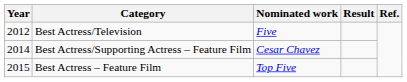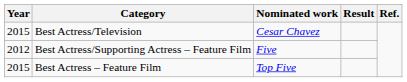(18, 31) 2012 -> (18, 31) 2015
(266, 31) Five -> (288, 31) Cesar Chavez
(18, 49) 2014 -> (18, 49) 2012
(288, 49) Cesar Chavez -> (266, 49) Five
